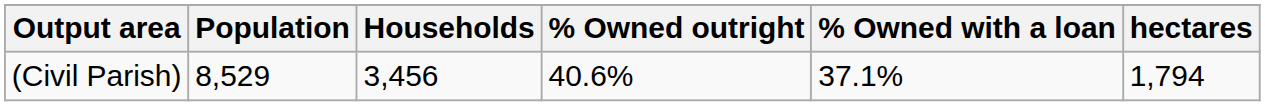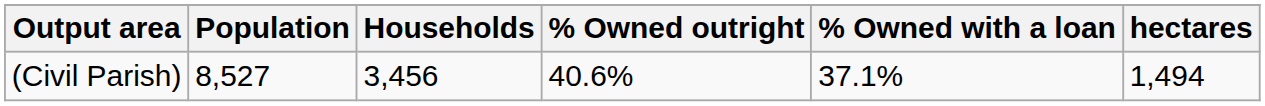(233, 75) 8,529 -> (233, 75) 8,527
(1167, 75) 1,794 -> (1167, 75) 1,494
